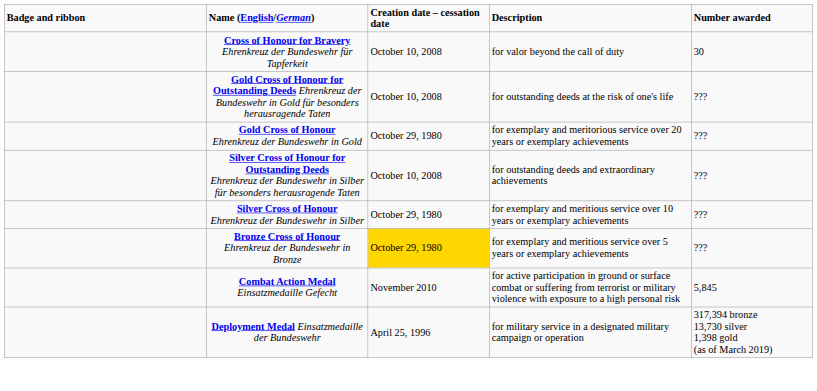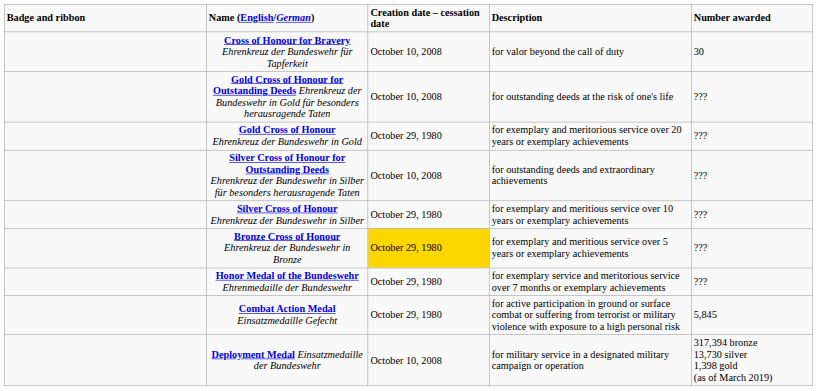+ row: (287, 281)
(404, 287) November 2010 -> (406, 315) October 29, 1980
(400, 332) April 25, 1996 -> (406, 360) October 10, 2008
